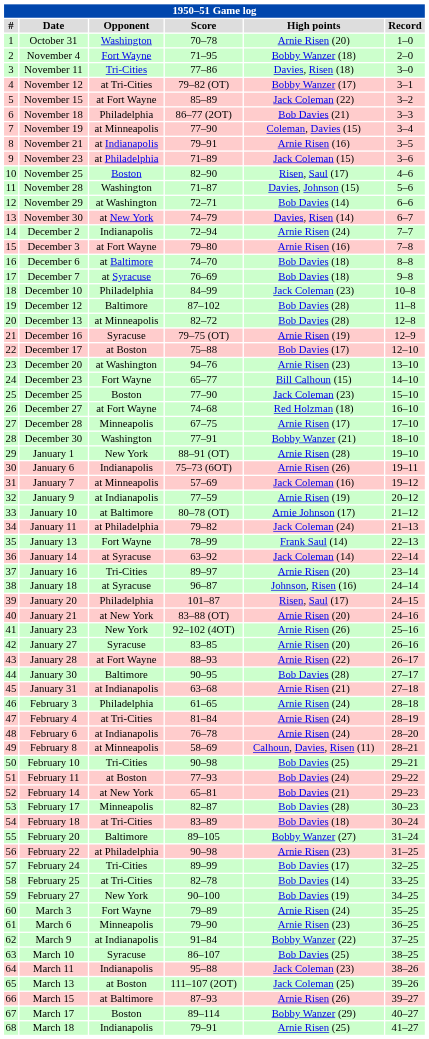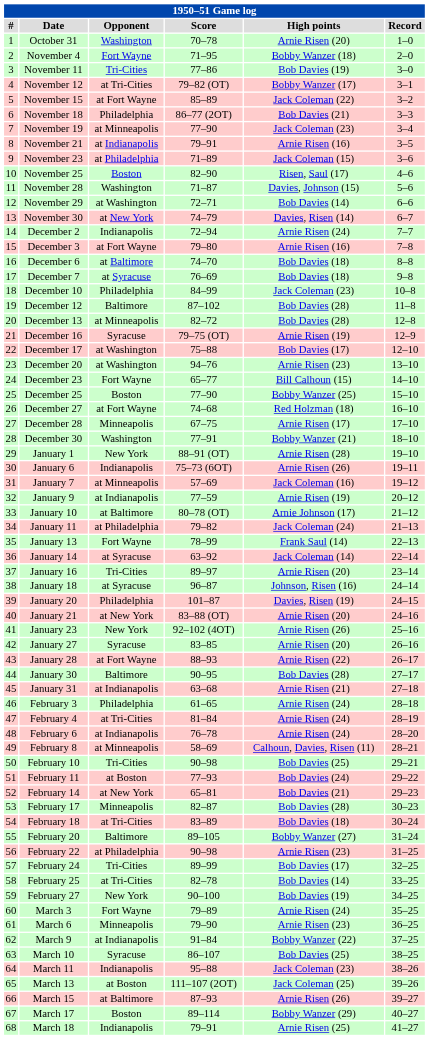(314, 70) Davies, Risen (18) -> (314, 70) Bob Davies (19)
(314, 129) Coleman, Davies (15) -> (314, 129) Jack Coleman (23)
(126, 350) at Boston -> (126, 350) at Washington
(314, 394) Jack Coleman (23) -> (314, 394) Bobby Wanzer (25)
(314, 600) Risen, Saul (17) -> (314, 600) Davies, Risen (19)
